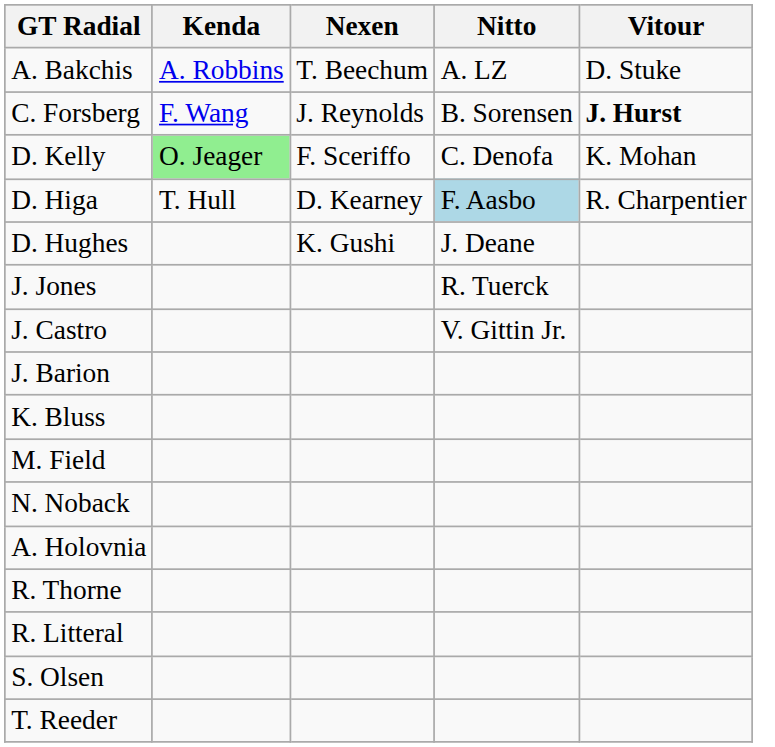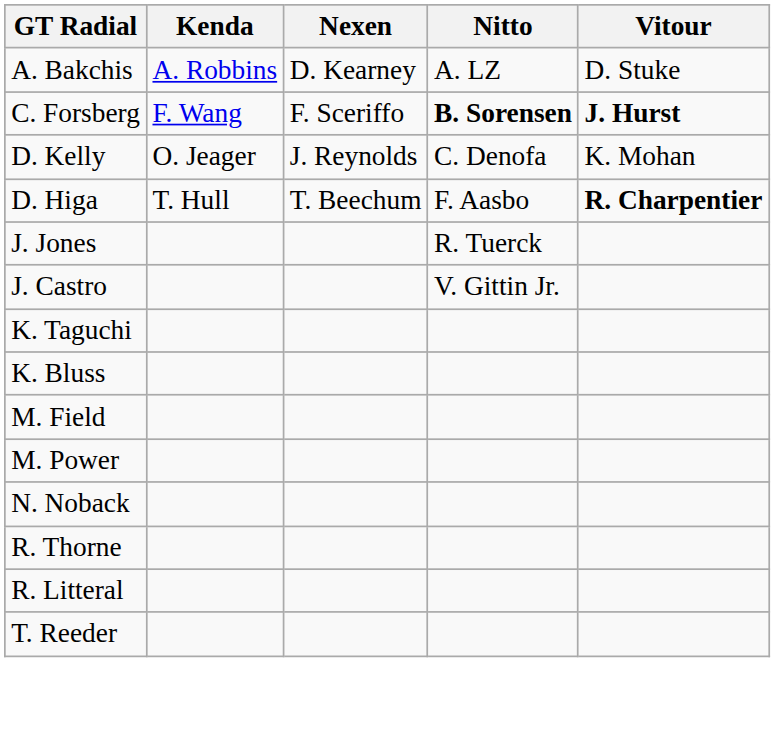(362, 69) T. Beechum -> (353, 69) D. Kearney
(360, 112) J. Reynolds -> (347, 112) F. Sceriffo
(507, 112) normal -> (503, 112) bold
(211, 156) lightgreen background -> (204, 156) no background
(353, 156) F. Sceriffo -> (354, 156) J. Reynolds
(359, 199) D. Kearney -> (356, 199) T. Beechum
(488, 199) lightblue background -> (482, 199) no background
(666, 199) normal -> (673, 199) bold
- row: (70, 243)
- row: (61, 373)
+ row: (72, 329)
+ row: (65, 460)
- row: (79, 546)
- row: (58, 677)
